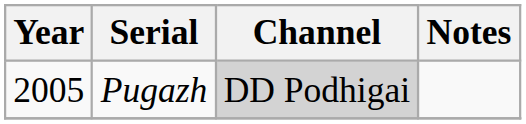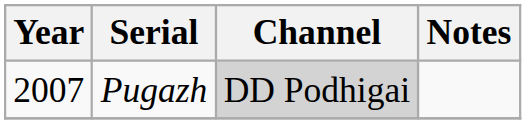(49, 88) 2005 -> (49, 88) 2007
